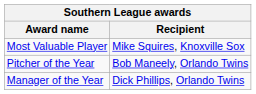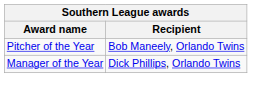- row: (57, 47)
